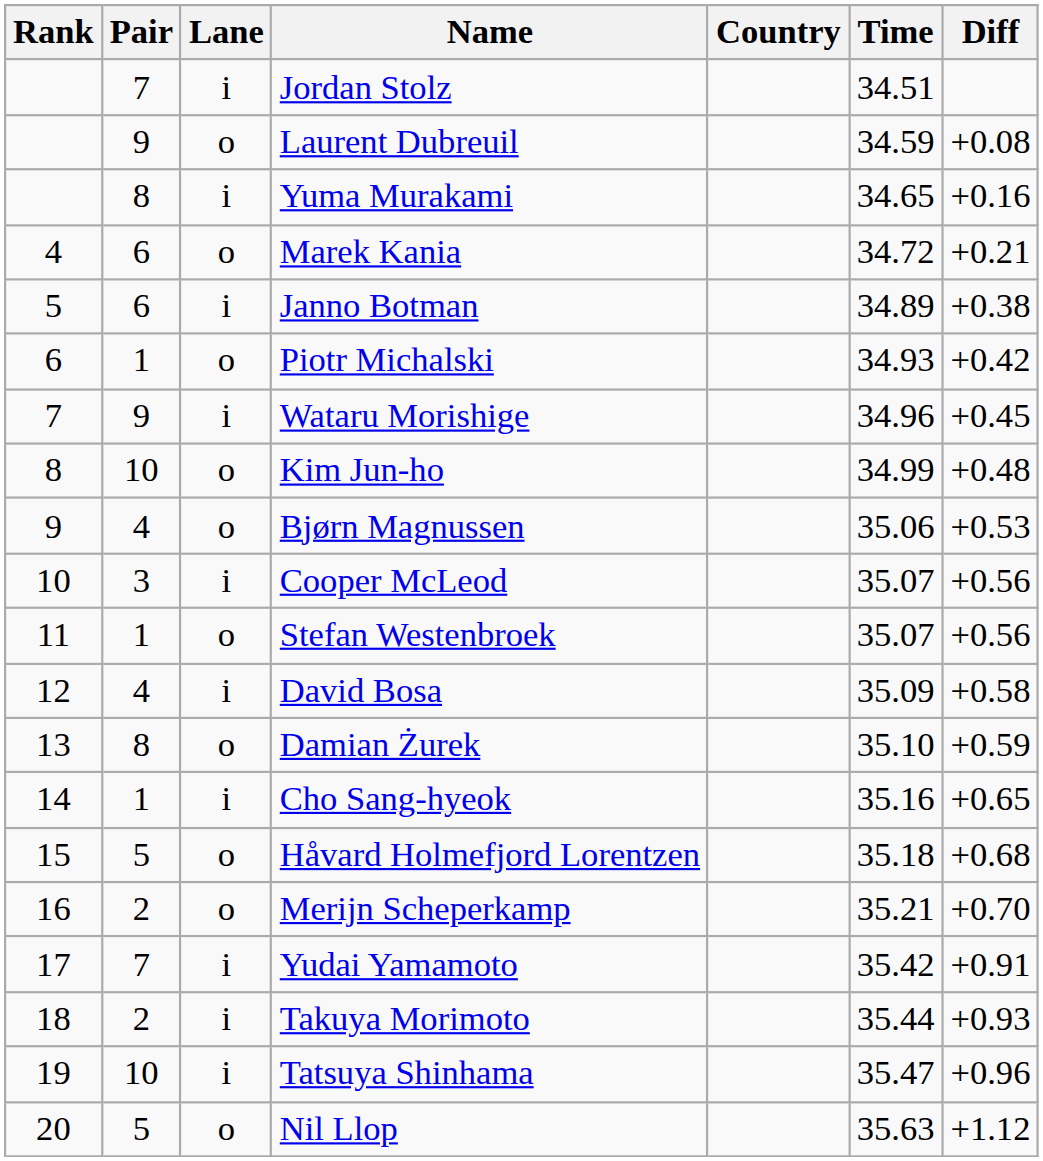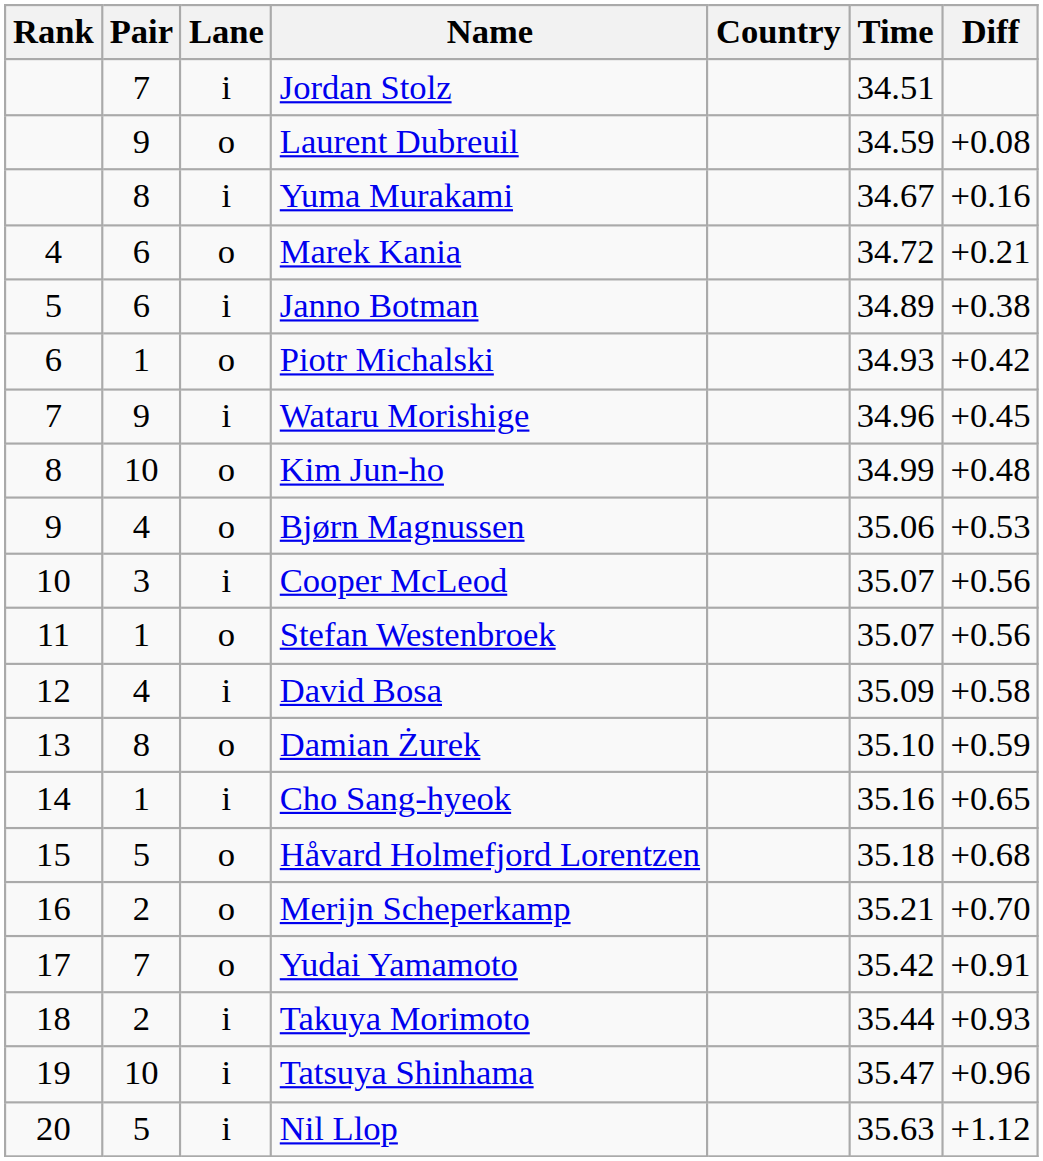(896, 196) 34.65 -> (896, 196) 34.67
(226, 963) i -> (226, 963) o
(226, 1128) o -> (226, 1128) i
